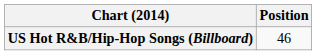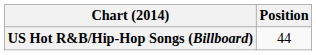(284, 38) 46 -> (284, 38) 44
